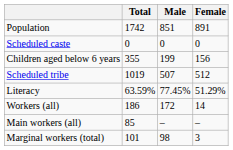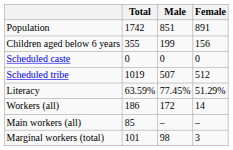rows swapped: (63, 59) <-> (38, 43)
